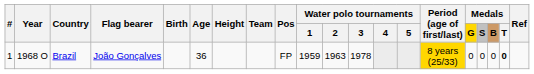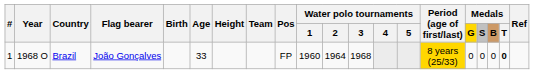(201, 55) 36 -> (201, 55) 33
(310, 55) 1959 -> (310, 55) 1960
(335, 55) 1963 -> (335, 55) 1964
(361, 55) 1978 -> (361, 55) 1968
